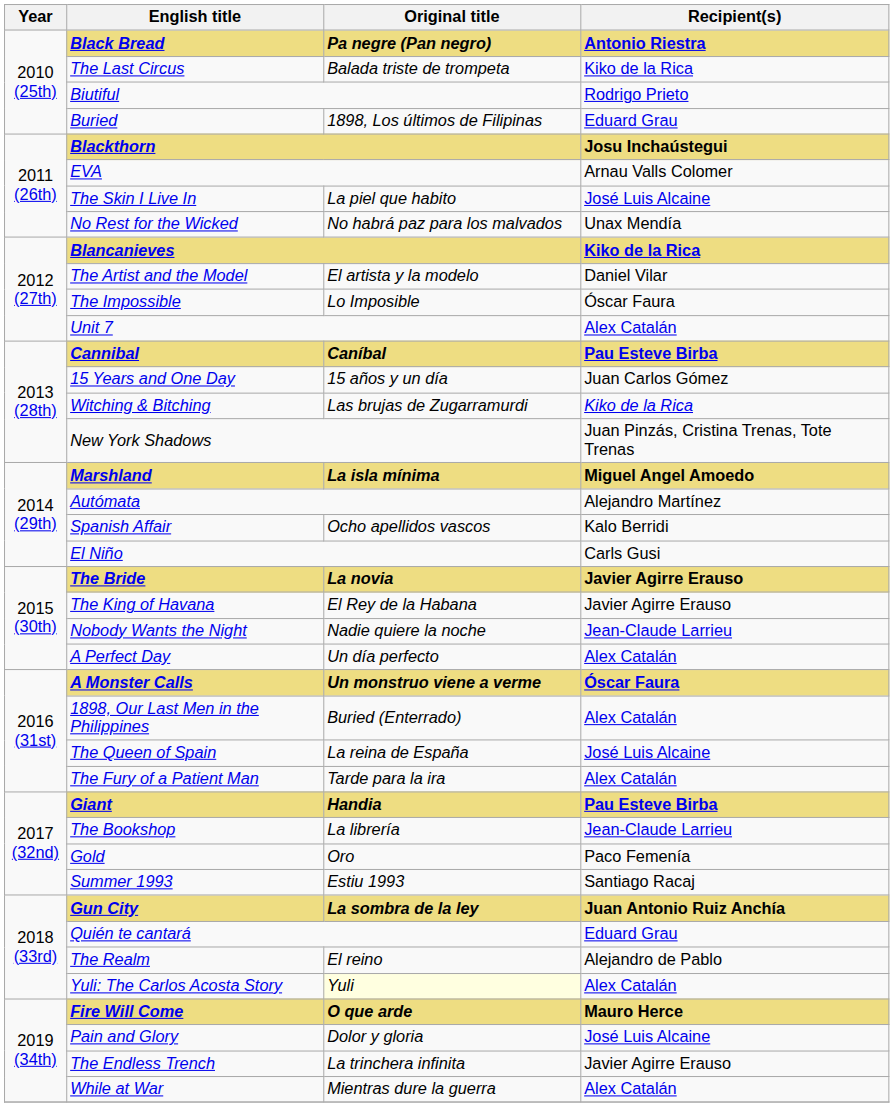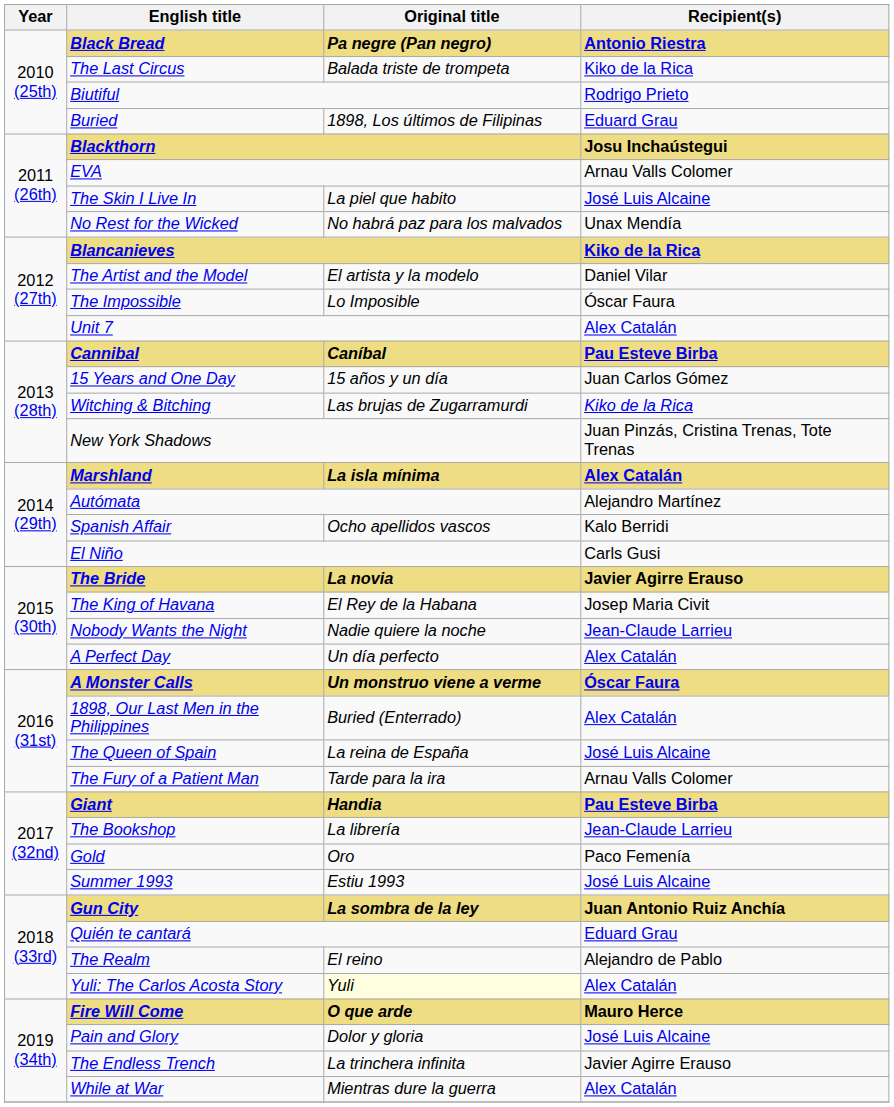(669, 475) Miguel Angel Amoedo -> (633, 475) Alex Catalán
(658, 605) Javier Agirre Erauso -> (647, 605) Josep Maria Civit
(630, 778) Alex Catalán -> (658, 778) Arnau Valls Colomer
(639, 882) Santiago Racaj -> (647, 882) José Luis Alcaine
